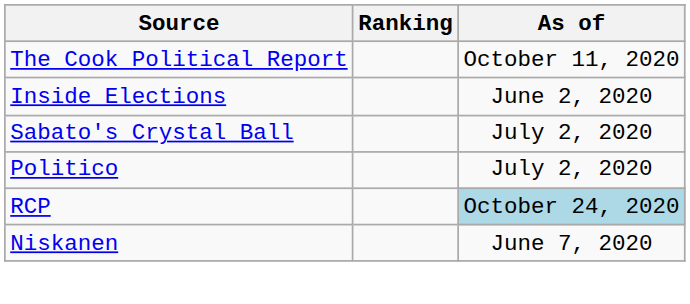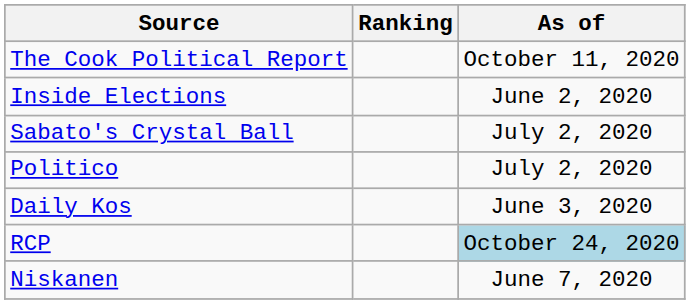+ row: (71, 206)
